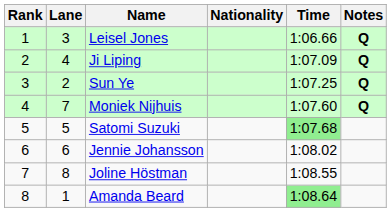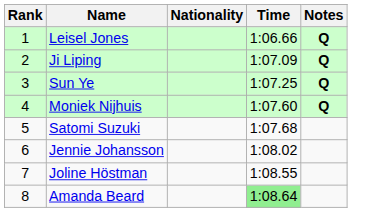- column: (66, 15)
(313, 128) lightgreen background -> (274, 128) no background
